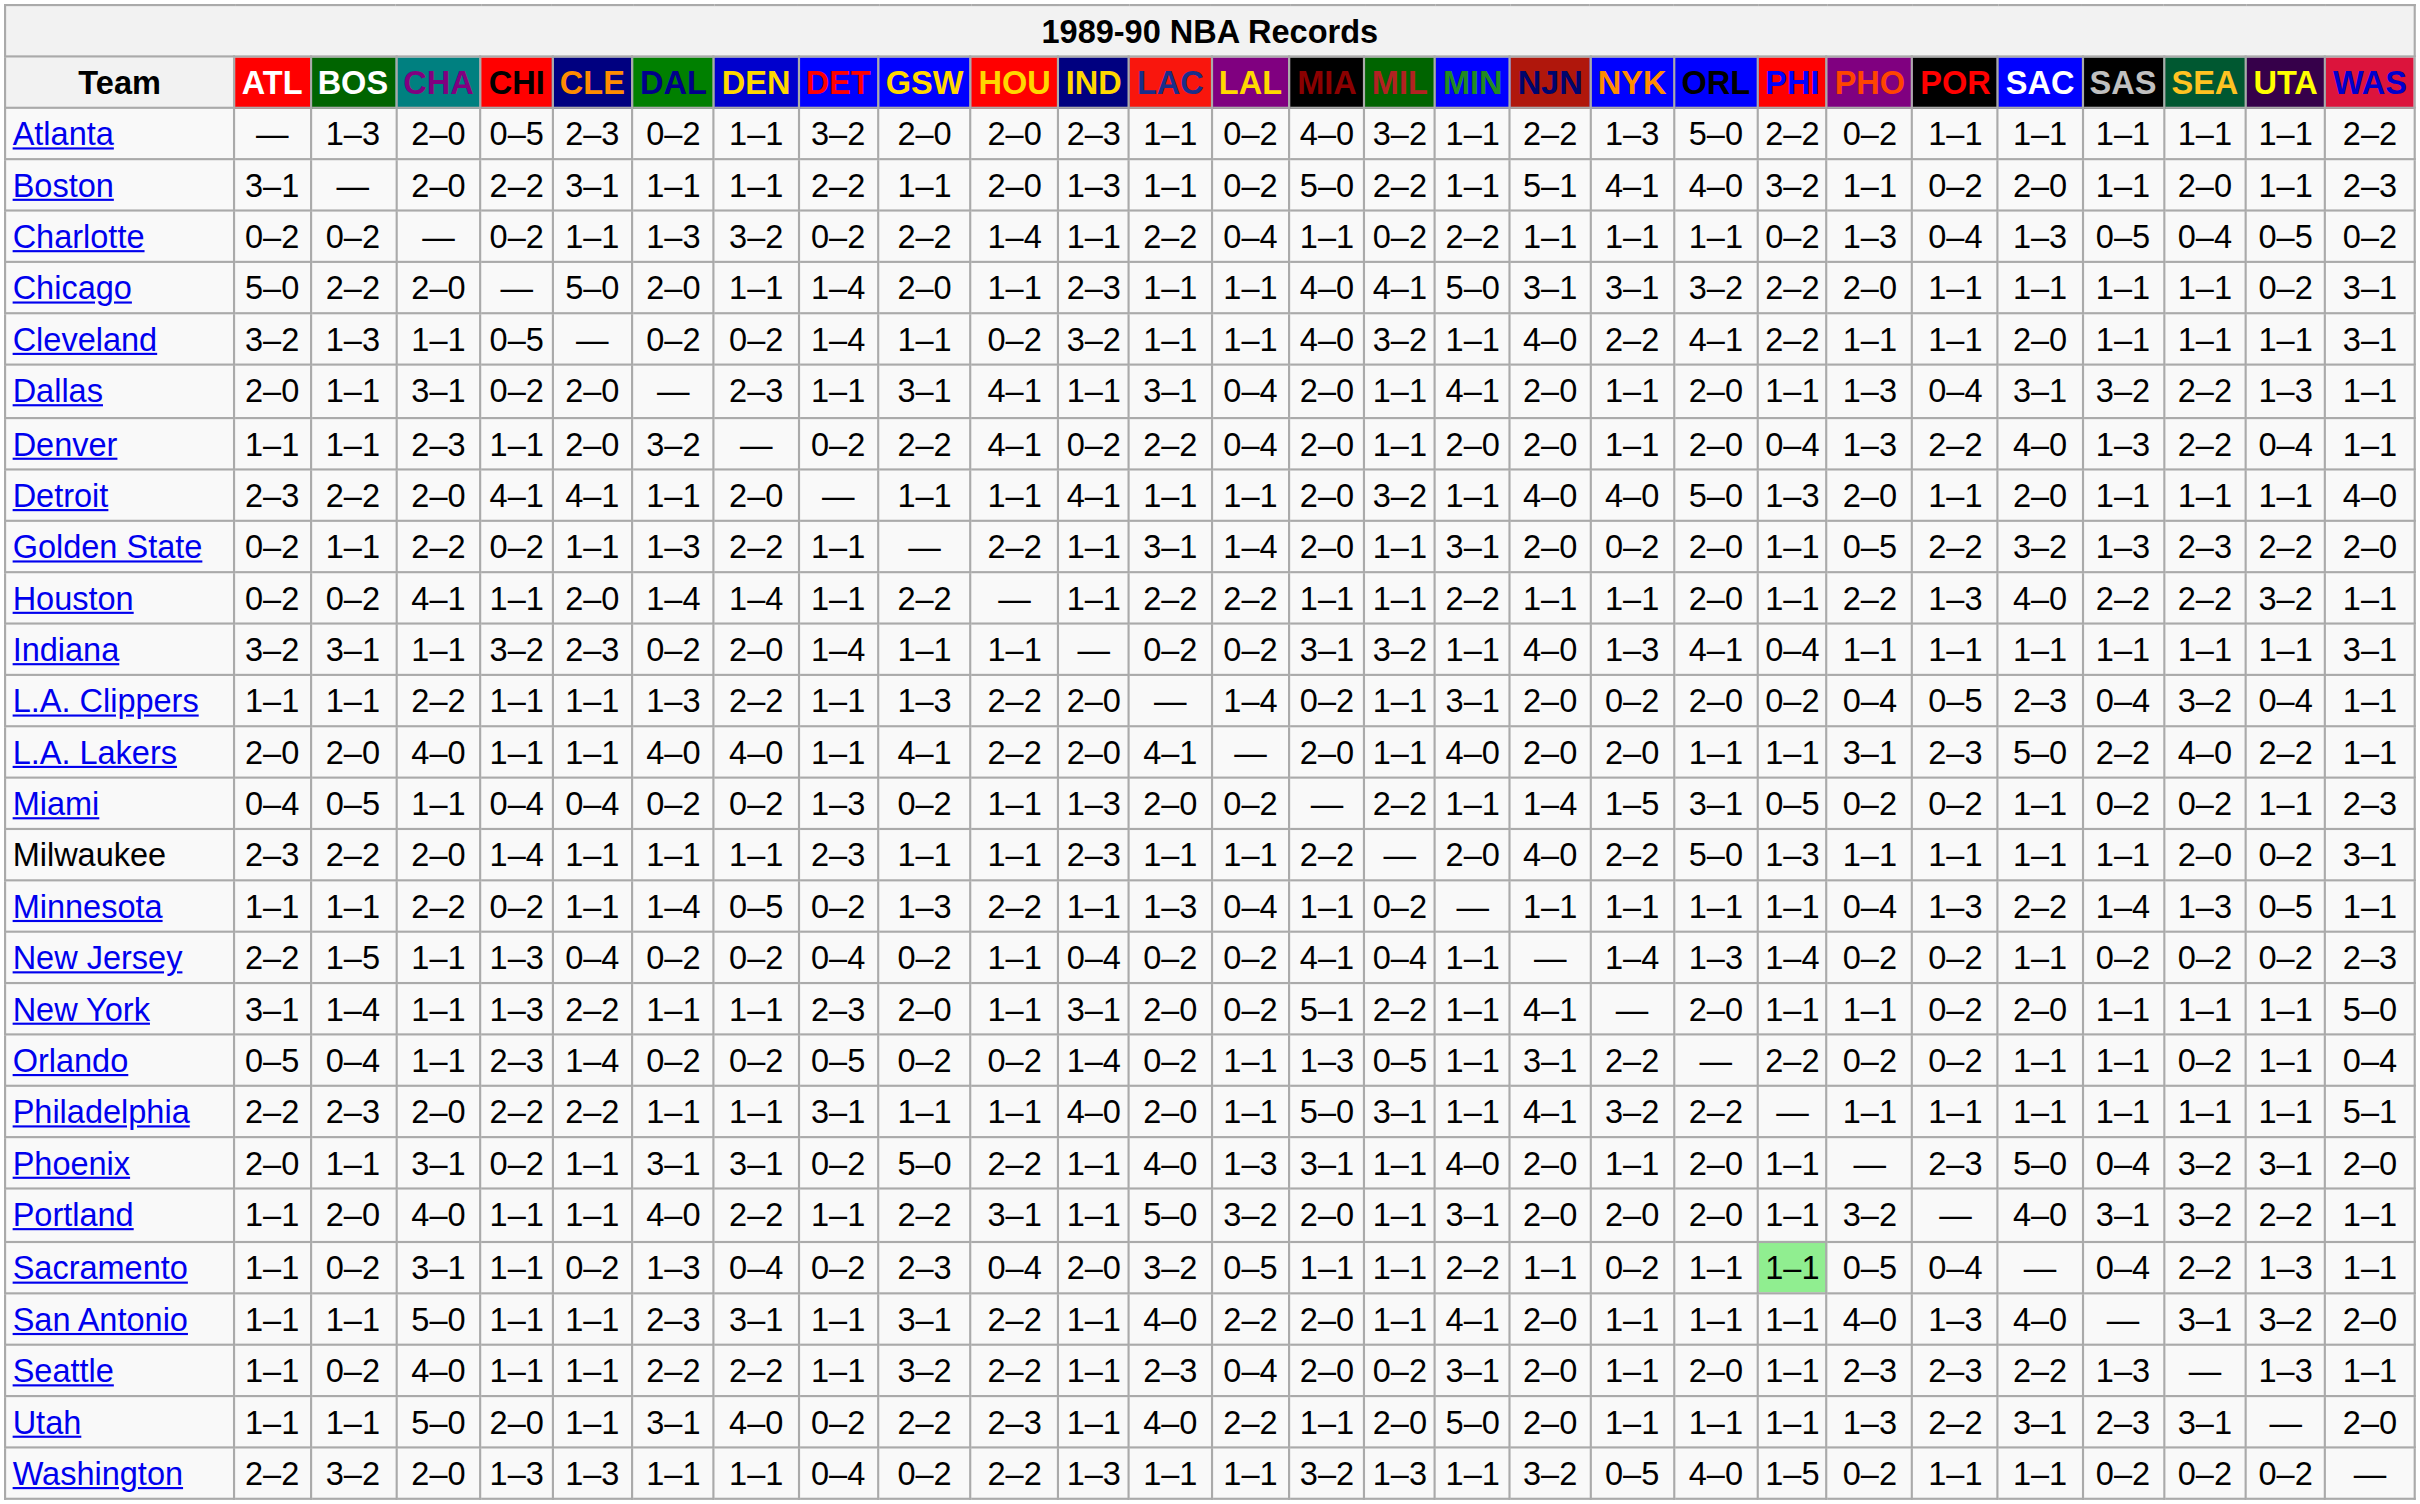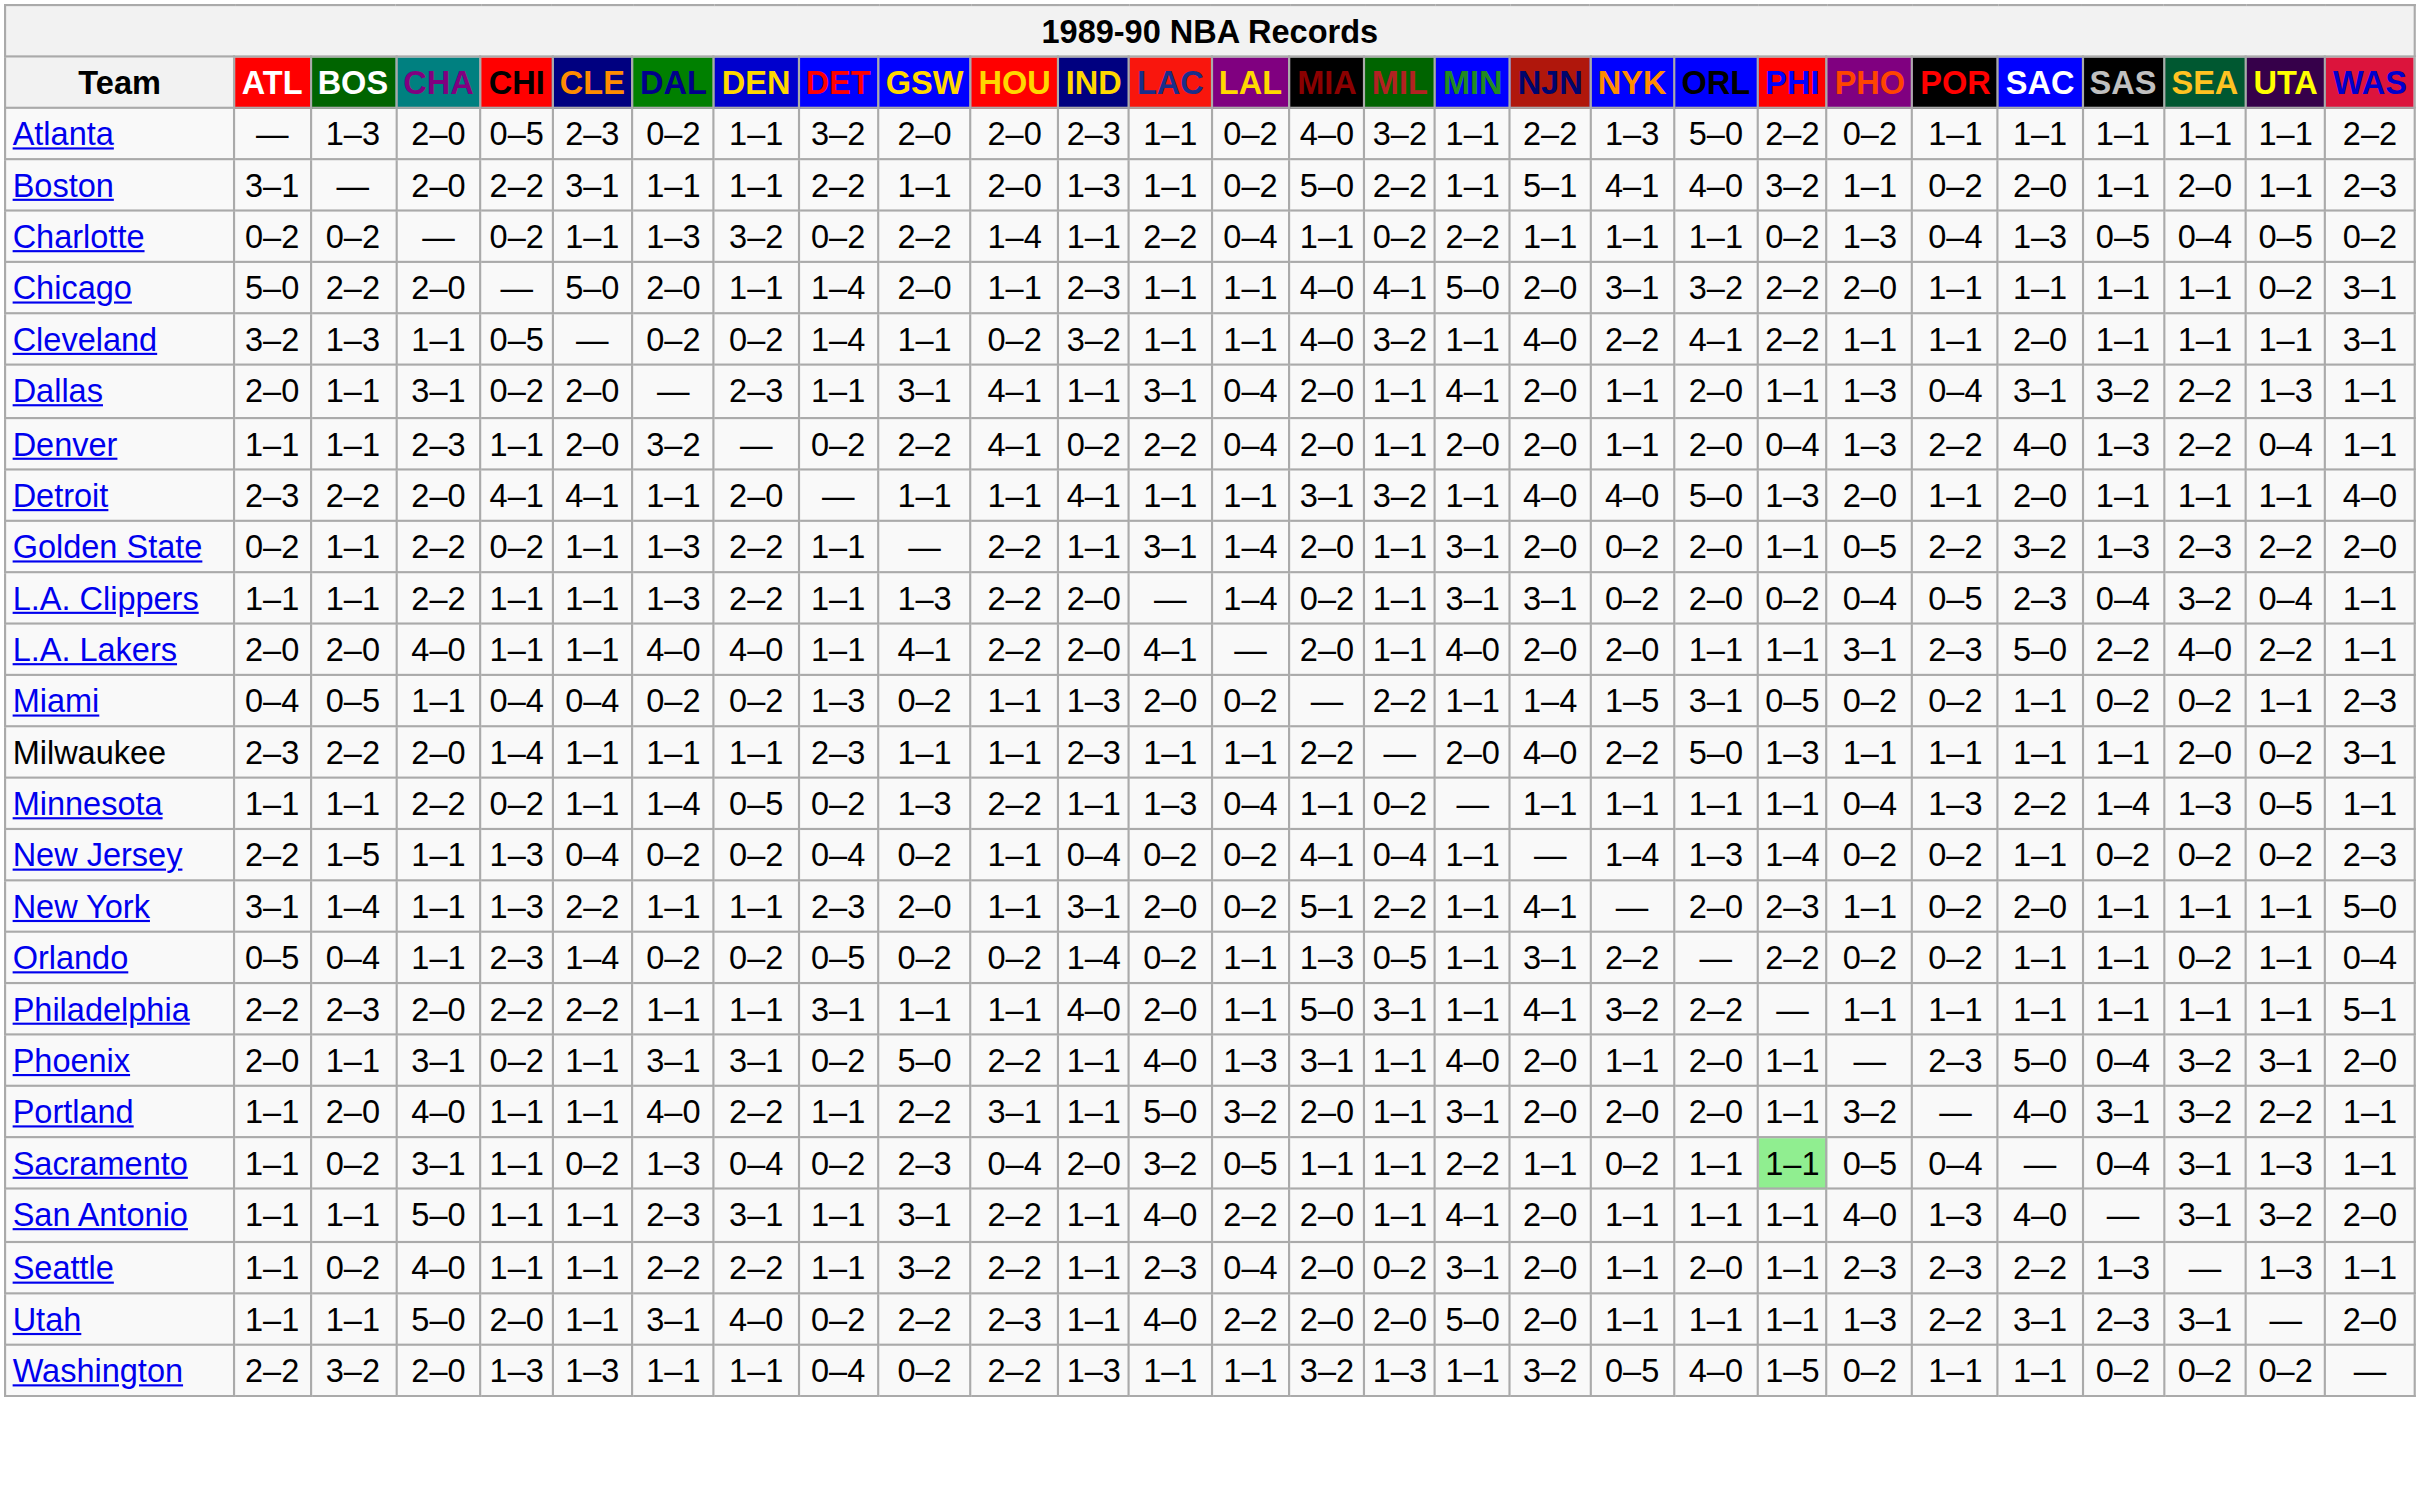(1550, 288) 3–1 -> (1550, 288) 2–0
(1327, 494) 2–0 -> (1327, 494) 3–1
- row: (73, 597)
- row: (66, 649)
(1550, 700) 2–0 -> (1550, 597) 3–1
(1792, 1009) 1–1 -> (1792, 906) 2–3
(2205, 1267) 2–2 -> (2205, 1164) 3–1
(1327, 1421) 1–1 -> (1327, 1318) 2–0
